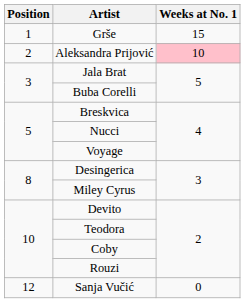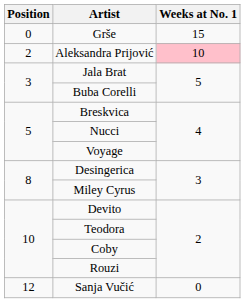(28, 33) 1 -> (28, 33) 0
